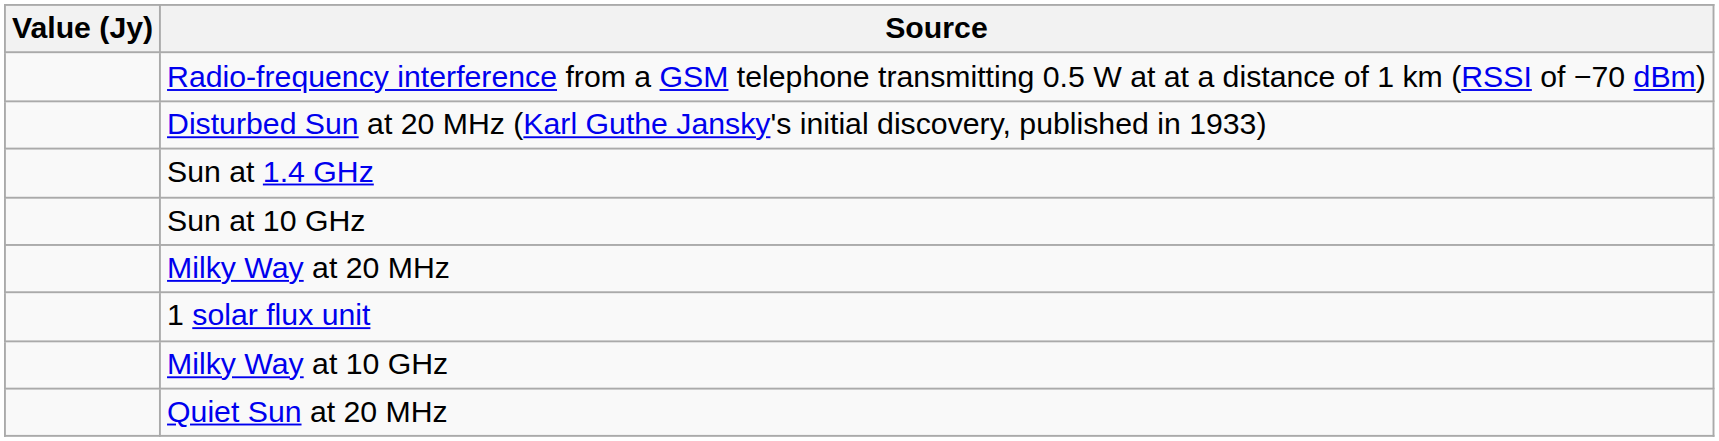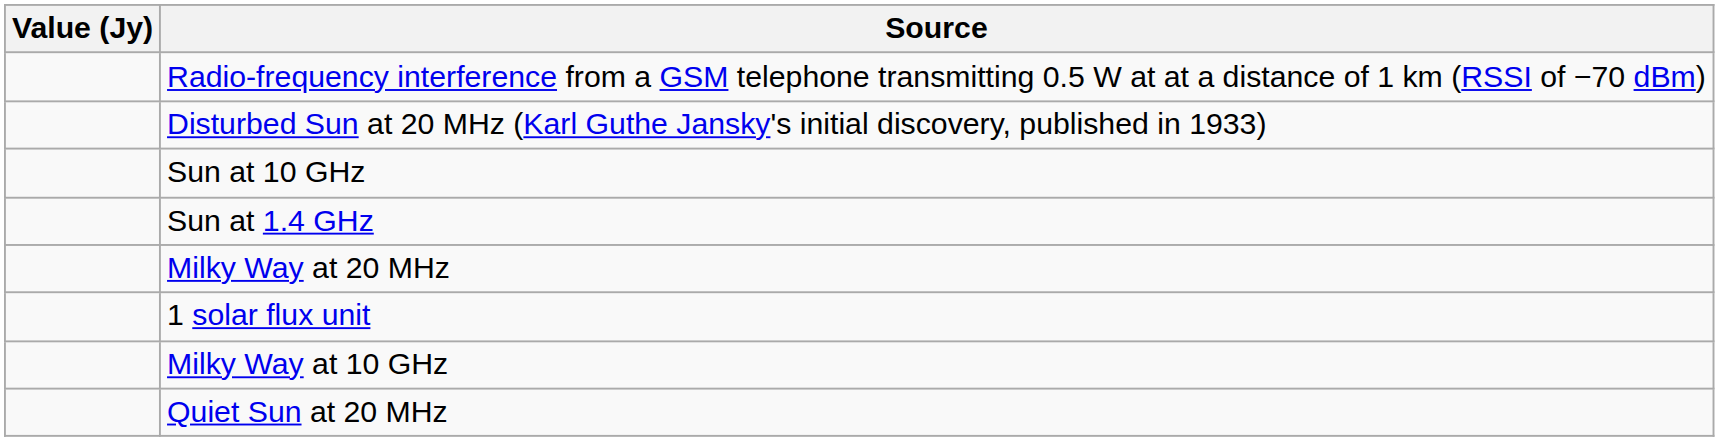rows swapped: (266, 220) <-> (270, 172)
